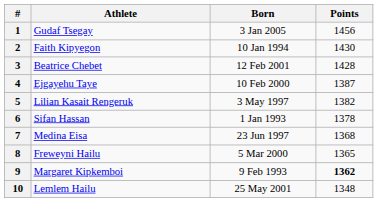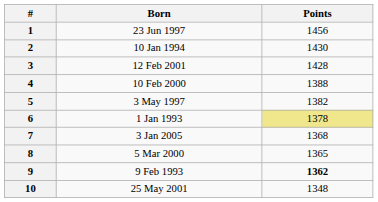- column: (121, 13)
(263, 31) 3 Jan 2005 -> (159, 31) 23 Jun 1997
(344, 83) 1387 -> (317, 83) 1388
(344, 119) no background -> (317, 119) khaki background
(263, 136) 23 Jun 1997 -> (159, 136) 3 Jan 2005
